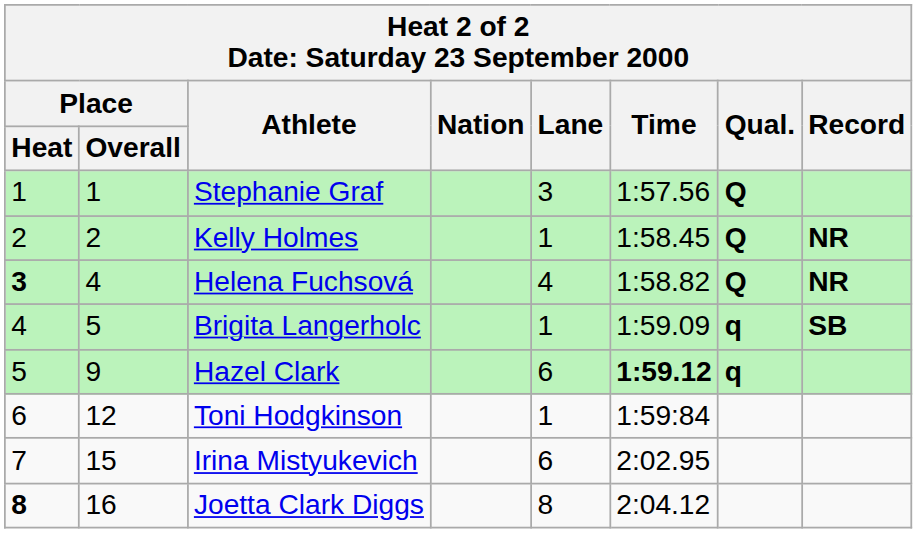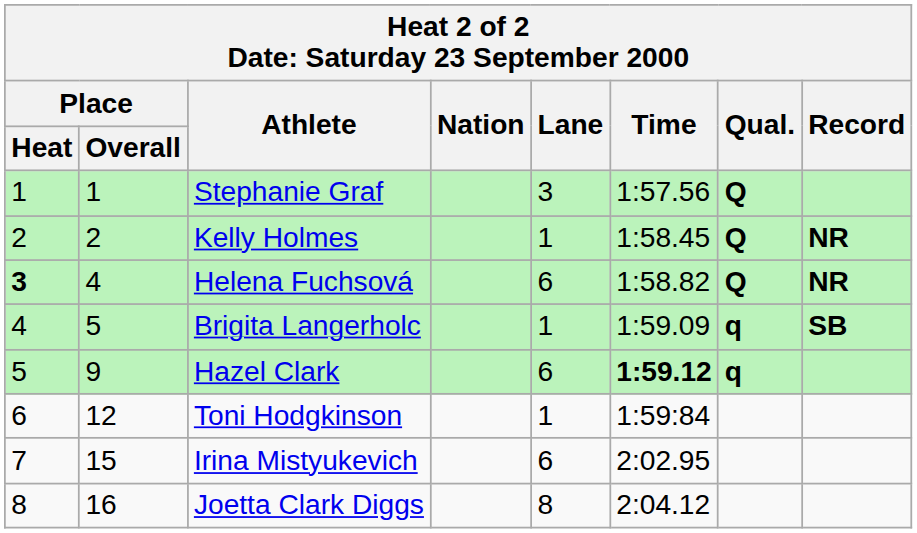(545, 281) 4 -> (545, 281) 6
(19, 505) bold -> (19, 505) normal
